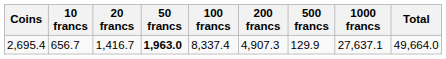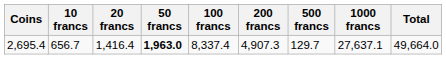(115, 44) 1,416.7 -> (115, 44) 1,416.4
(305, 44) 129.9 -> (305, 44) 129.7
